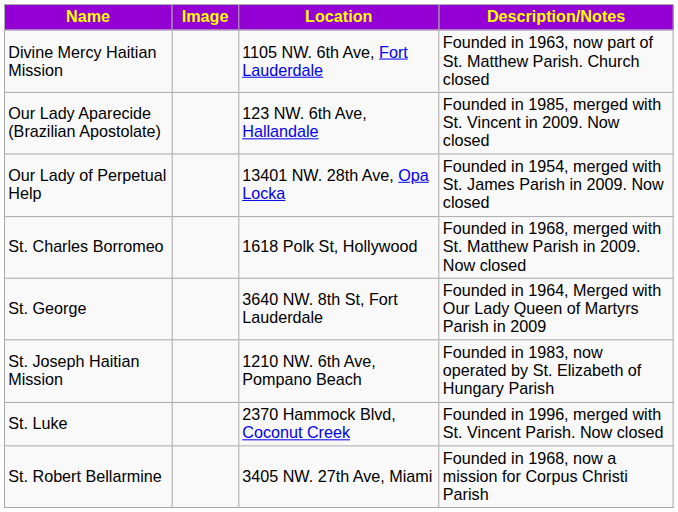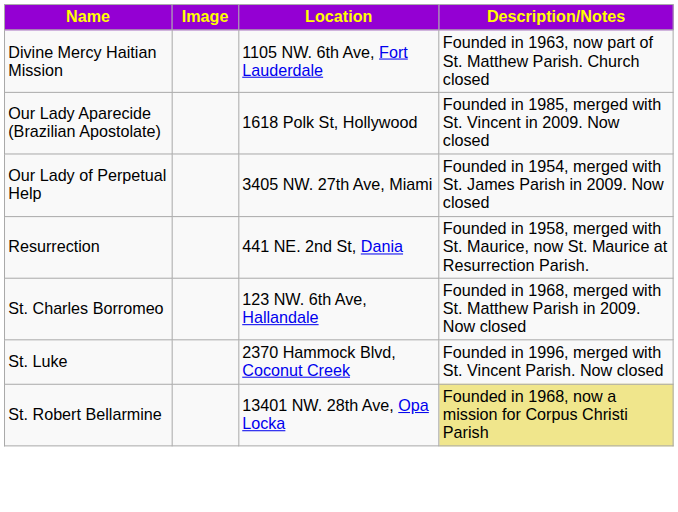(305, 123) 123 NW. 6th Ave, Hallandale -> (330, 123) 1618 Polk St, Hollywood
(336, 185) 13401 NW. 28th Ave, Opa Locka -> (337, 185) 3405 NW. 27th Ave, Miami
+ row: (54, 247)
(330, 247) 1618 Polk St, Hollywood -> (305, 309) 123 NW. 6th Ave, Hallandale
- row: (47, 309)
- row: (74, 371)
(337, 476) 3405 NW. 27th Ave, Miami -> (336, 414) 13401 NW. 28th Ave, Opa Locka
(535, 476) no background -> (535, 414) khaki background
